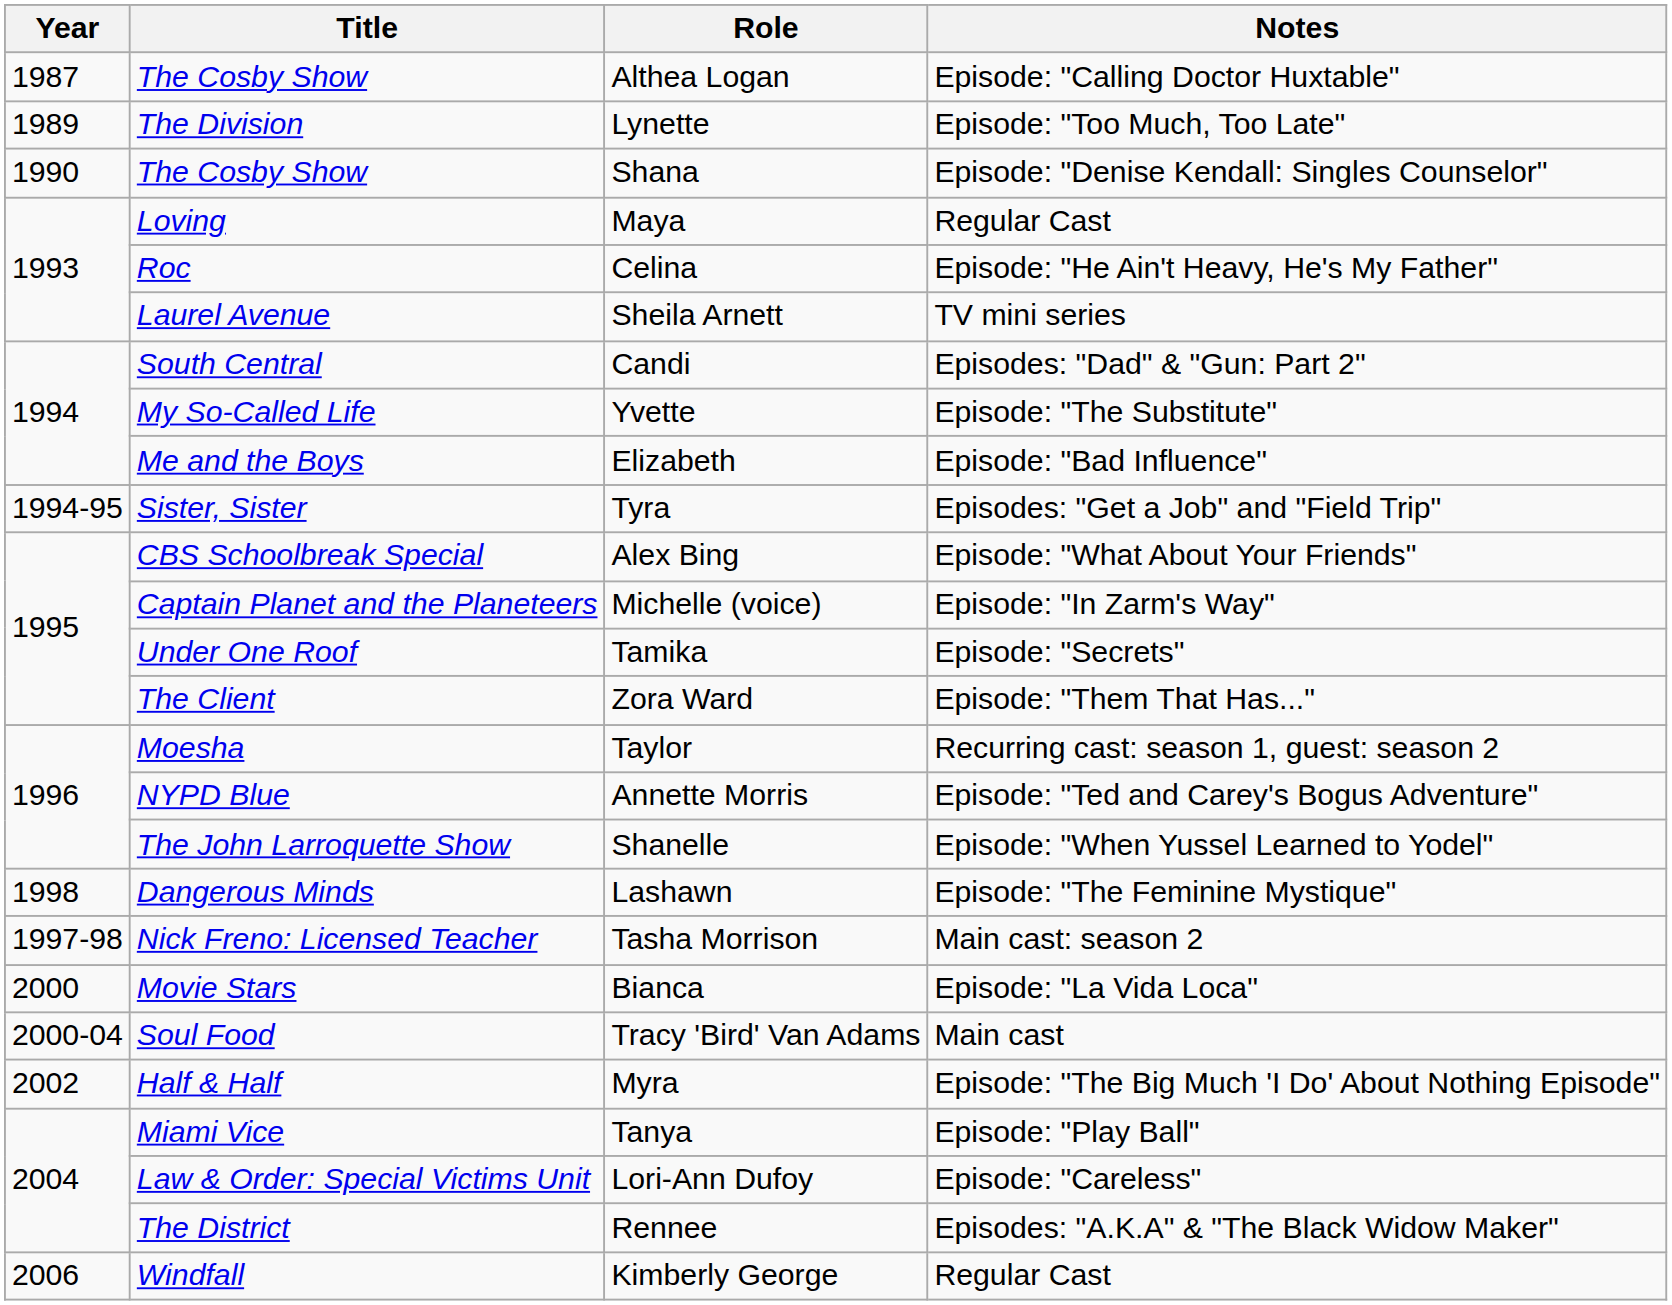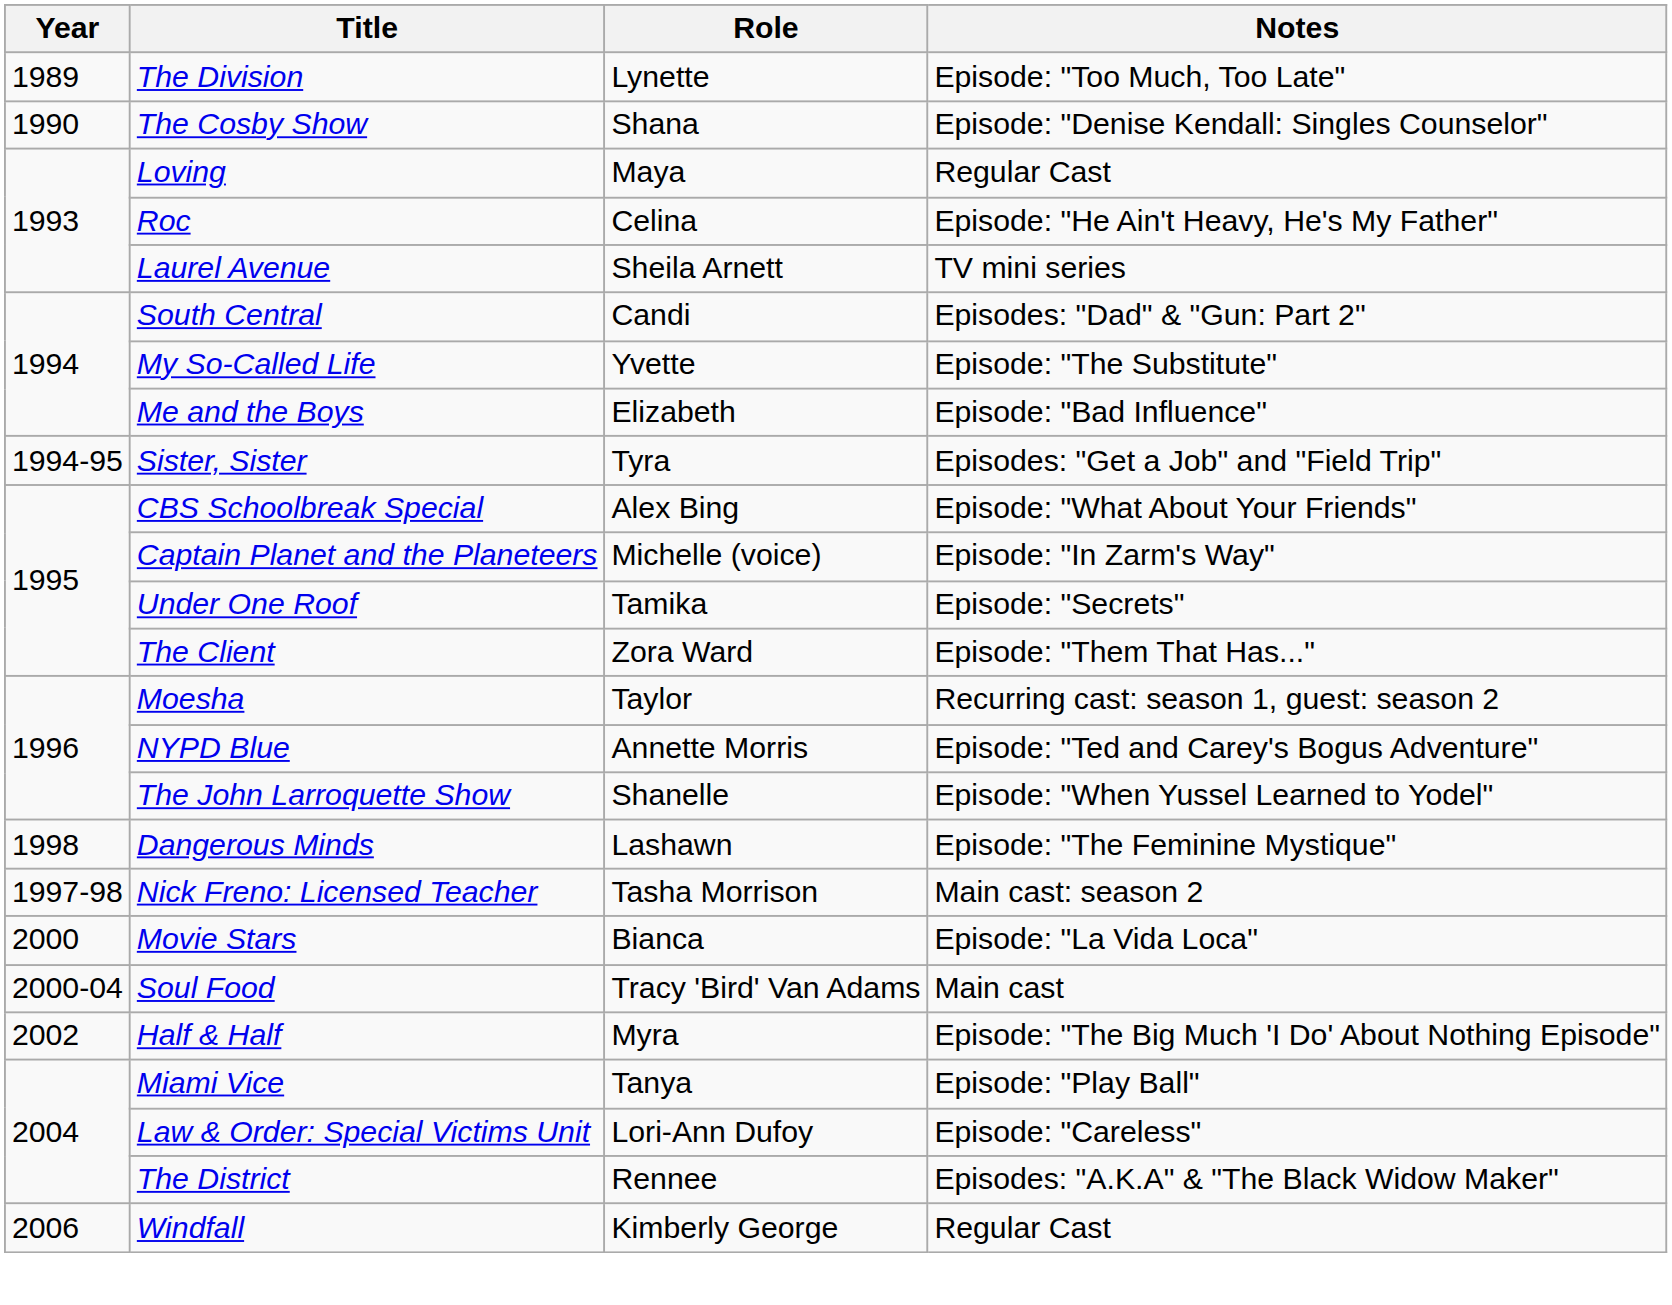- row: (701, 76)
